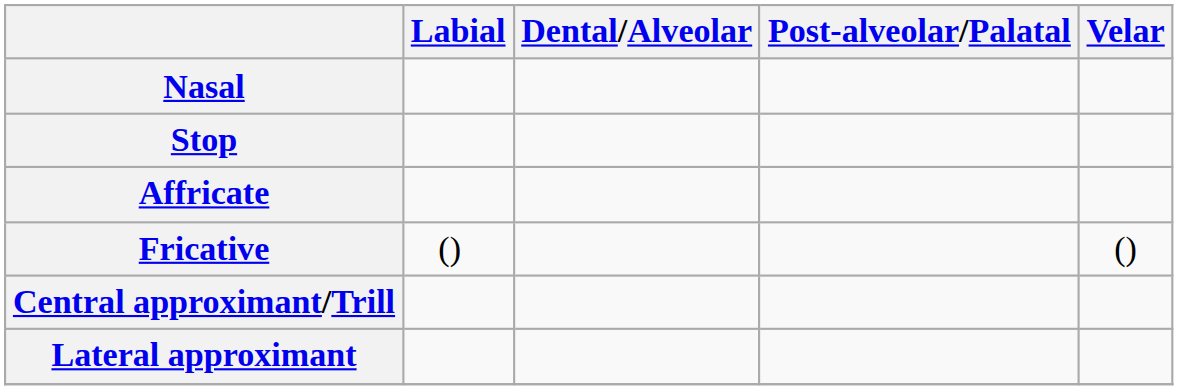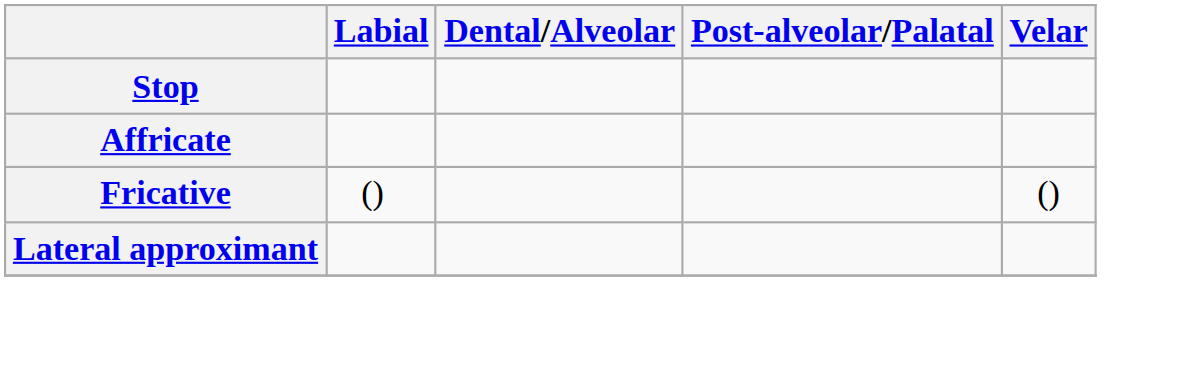- row: (204, 85)
- row: (204, 301)
